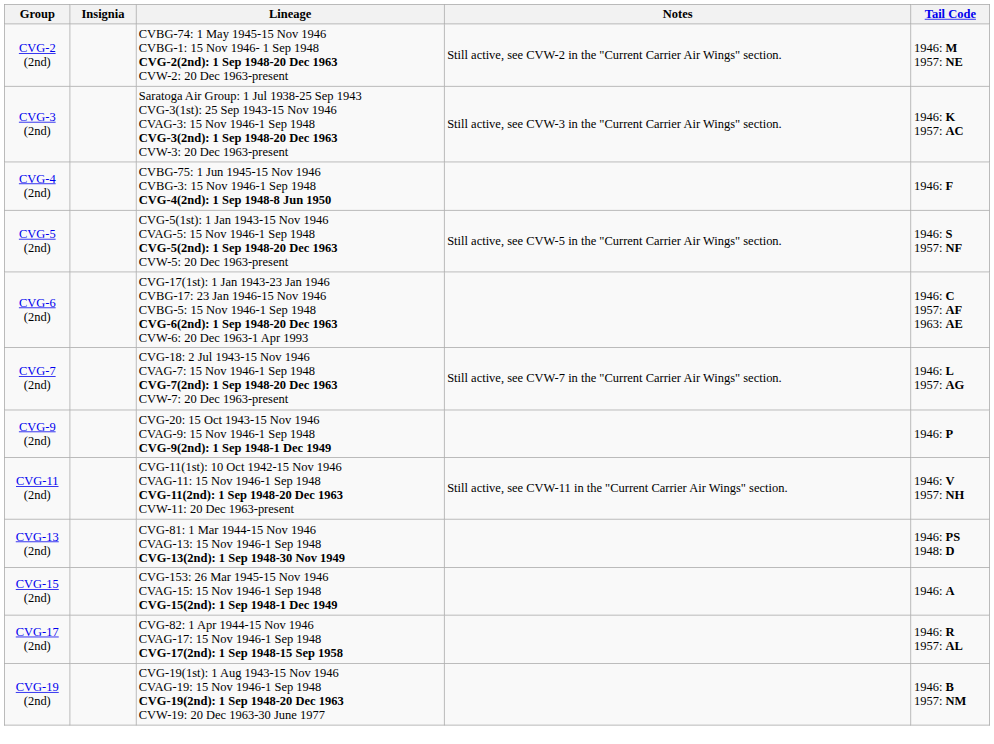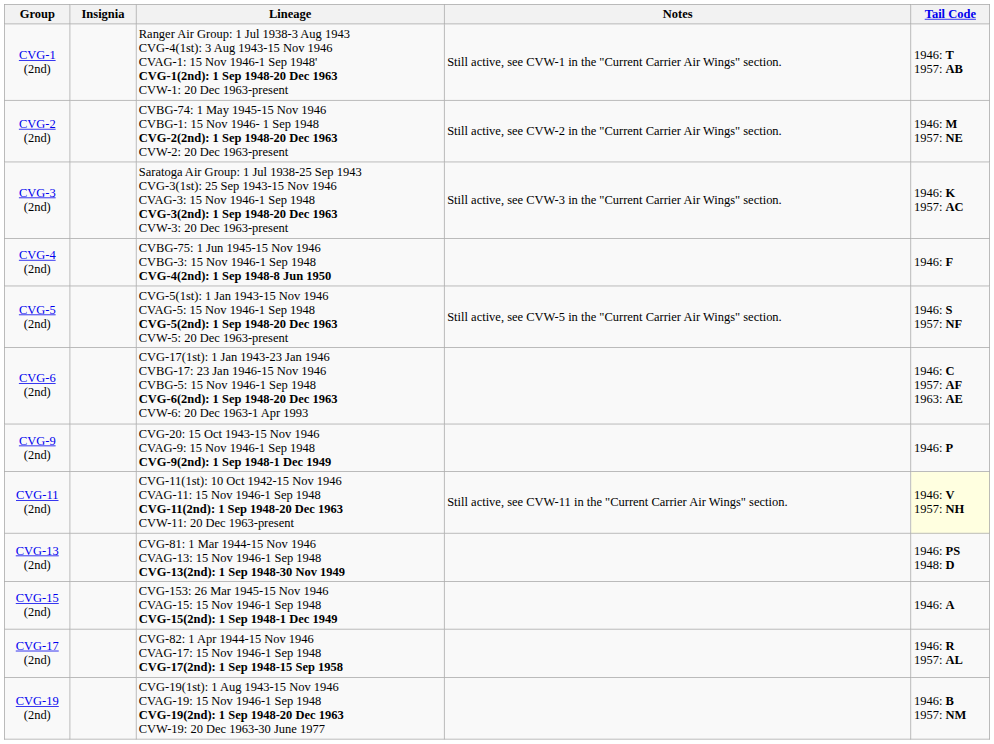+ row: (37, 62)
- row: (37, 378)
(939, 488) no background -> (939, 502) lightyellow background
